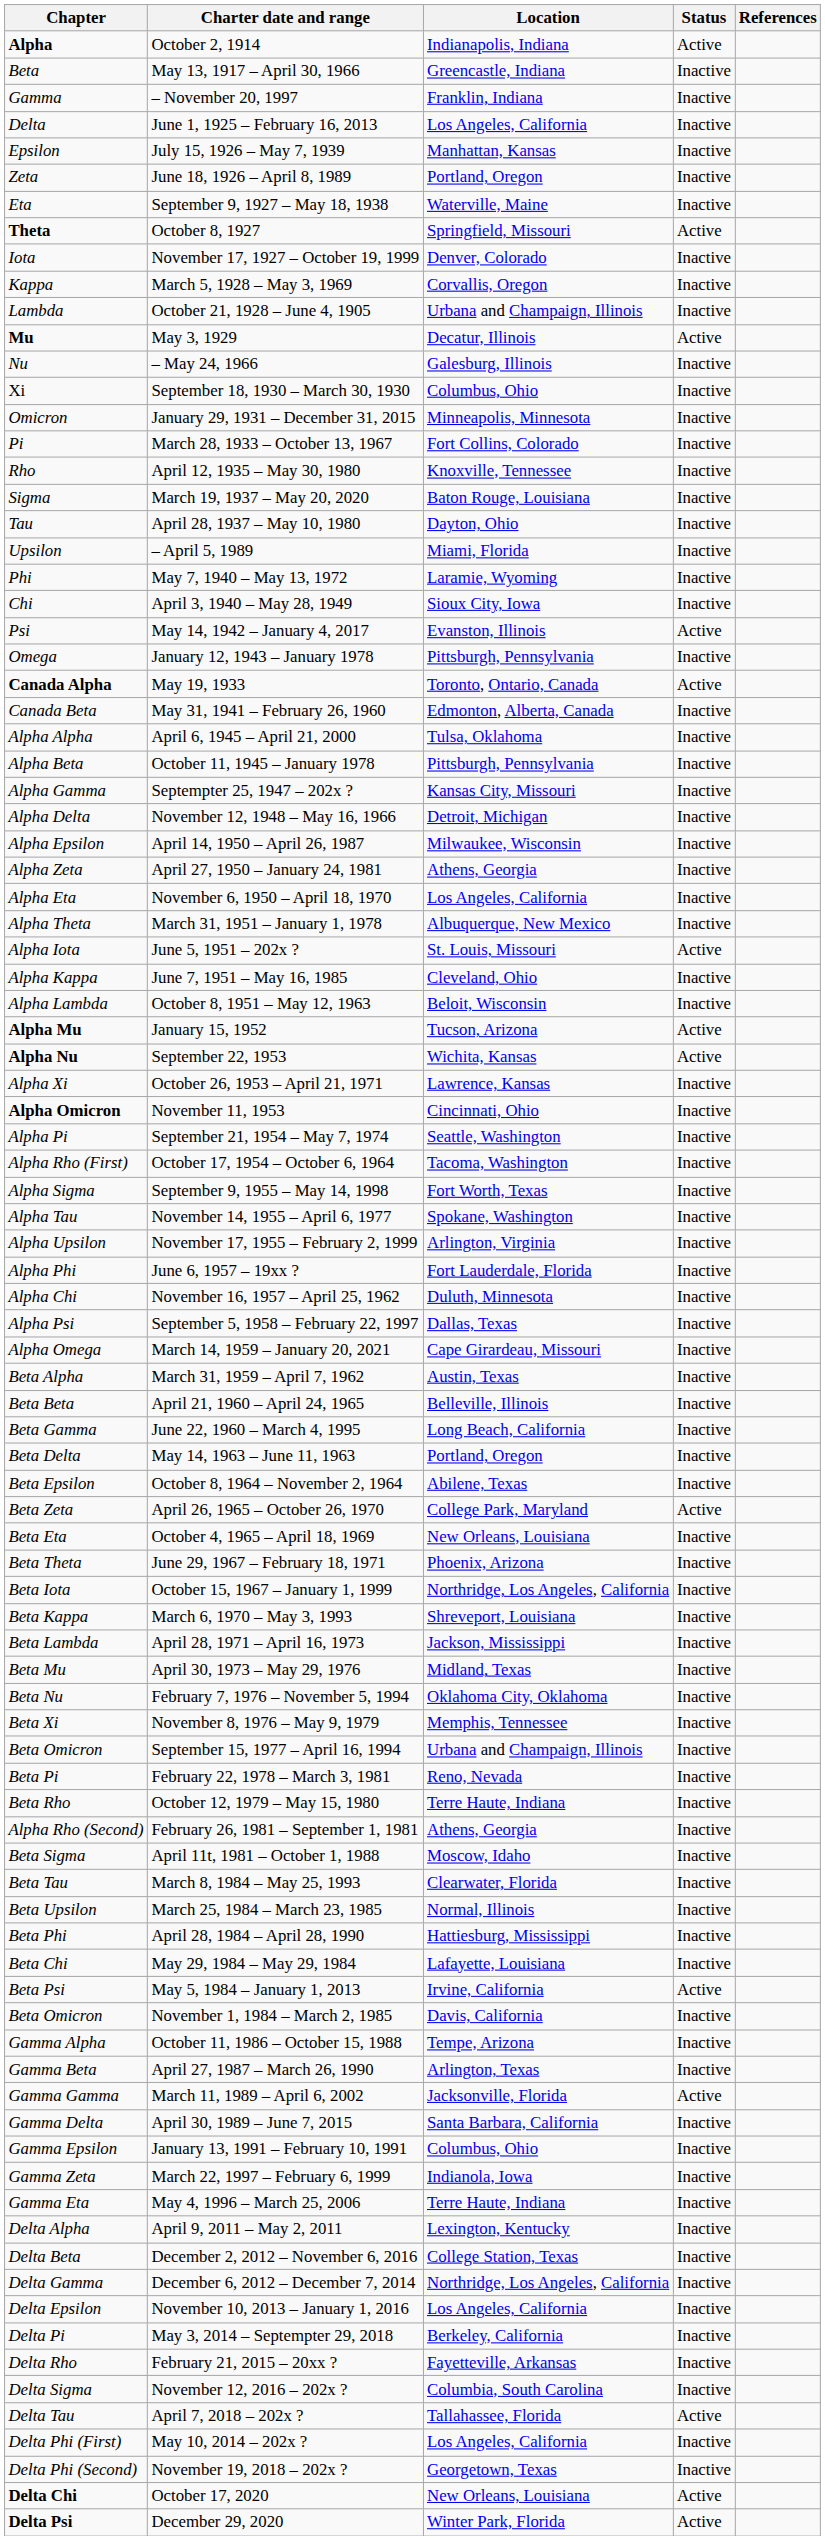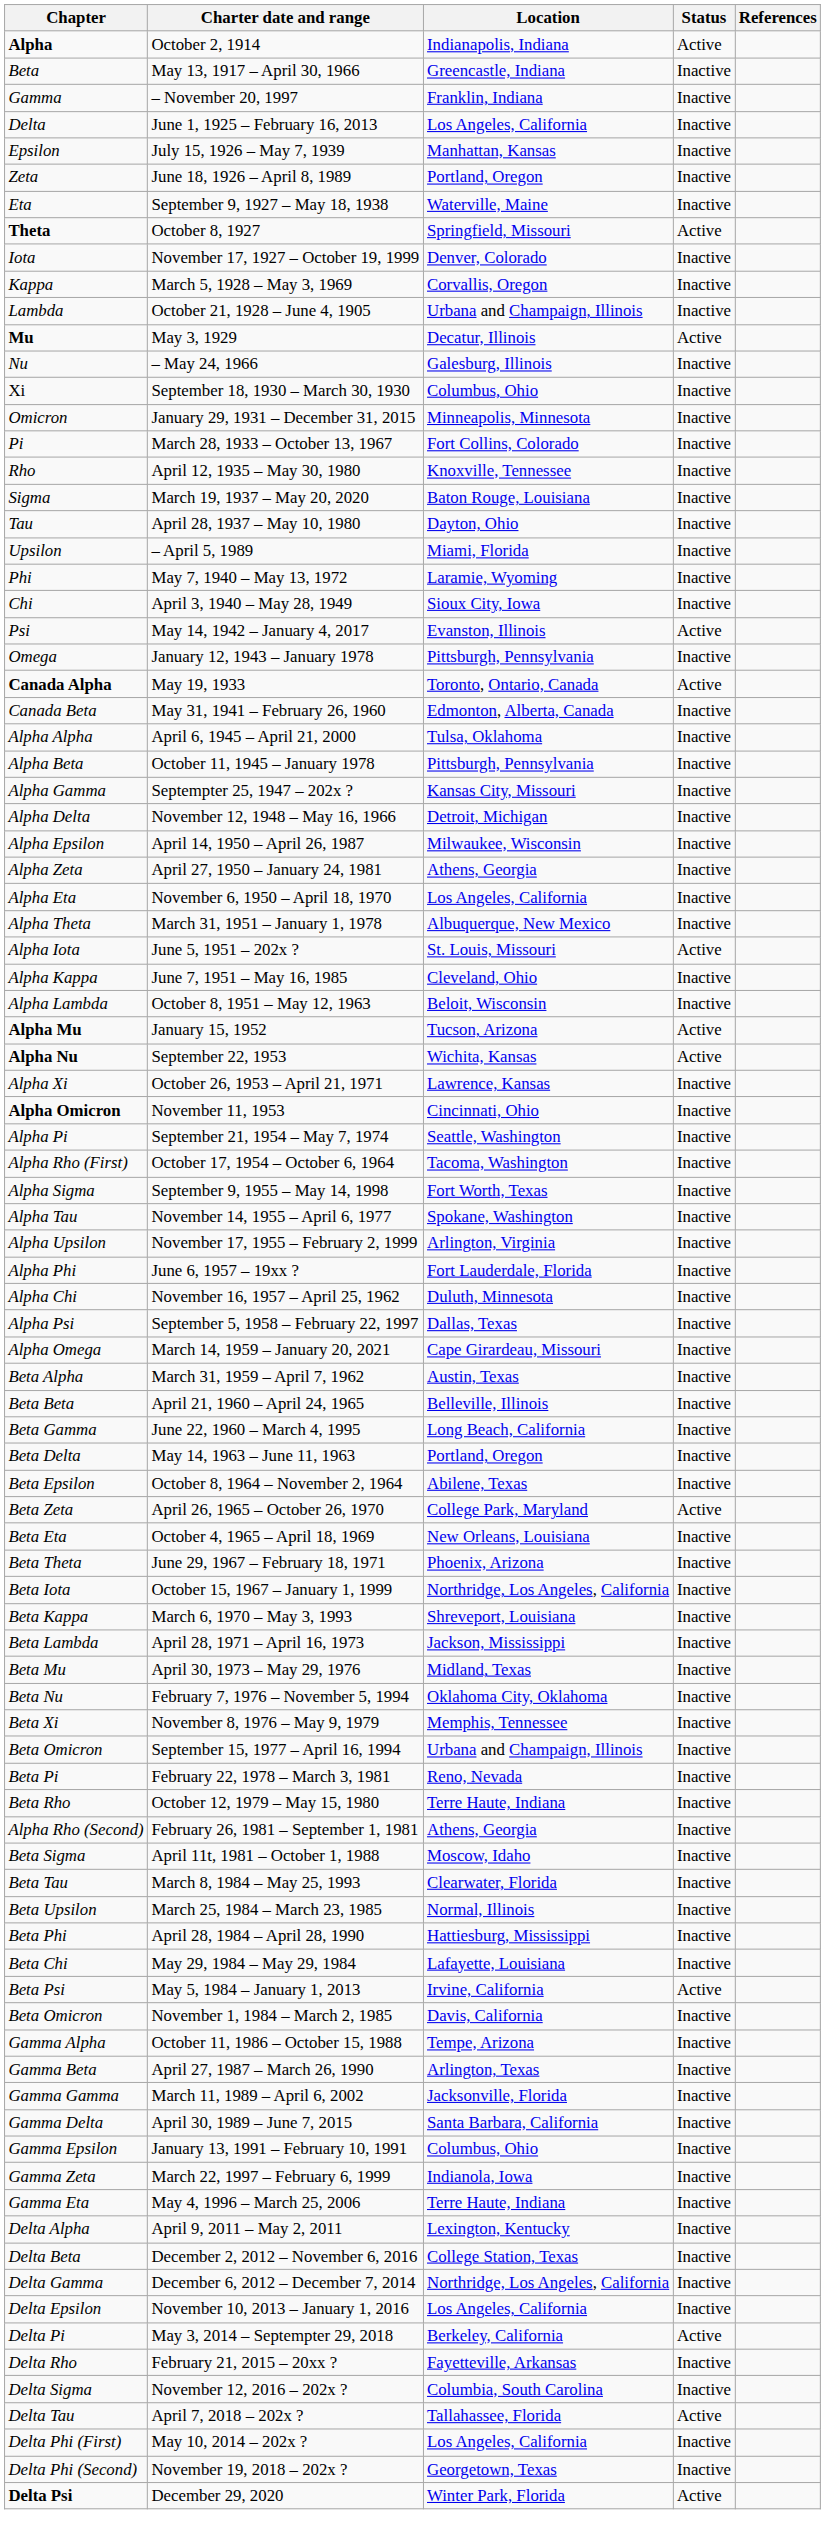(699, 2096) Active -> (704, 2096) Inactive
(704, 2335) Inactive -> (699, 2335) Active
- row: (210, 2495)
